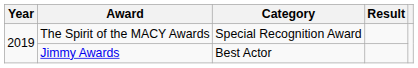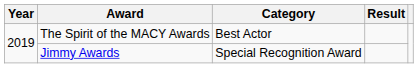(289, 33) Special Recognition Award -> (243, 33) Best Actor
(243, 53) Best Actor -> (289, 53) Special Recognition Award
